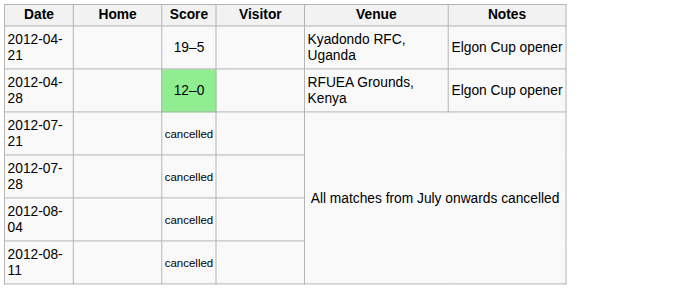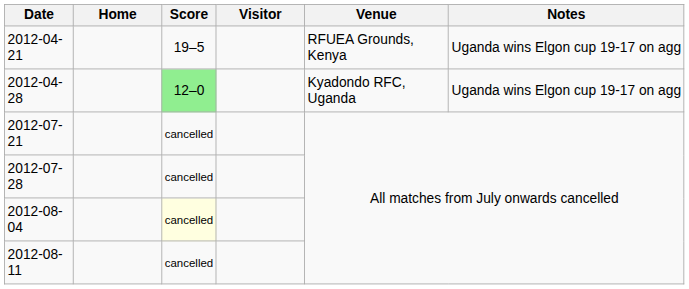(357, 47) Kyadondo RFC, Uganda -> (361, 47) RFUEA Grounds, Kenya
(507, 47) Elgon Cup opener -> (566, 47) Uganda wins Elgon cup 19-17 on agg
(361, 90) RFUEA Grounds, Kenya -> (357, 90) Kyadondo RFC, Uganda
(507, 90) Elgon Cup opener -> (566, 90) Uganda wins Elgon cup 19-17 on agg
(189, 220) no background -> (189, 220) lightyellow background
